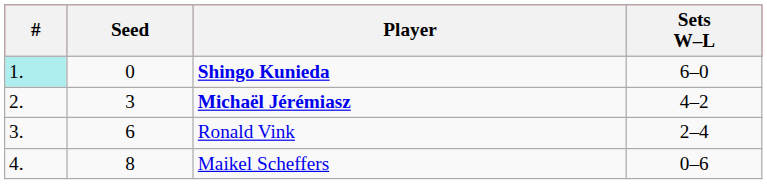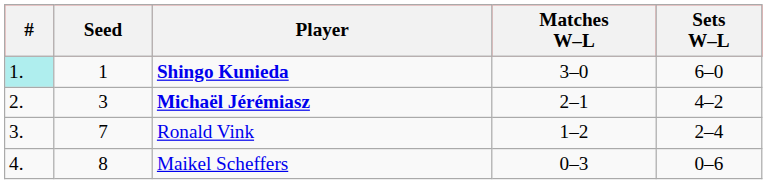+ column: (574, 30)
(130, 71) 0 -> (103, 71) 1
(130, 132) 6 -> (103, 132) 7
